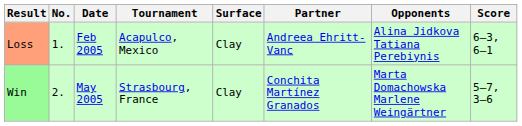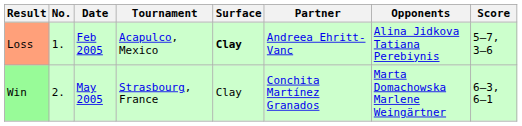(229, 44) normal -> (229, 44) bold
(486, 44) 6–3, 6–1 -> (486, 44) 5–7, 3–6
(486, 93) 5–7, 3–6 -> (486, 93) 6–3, 6–1
